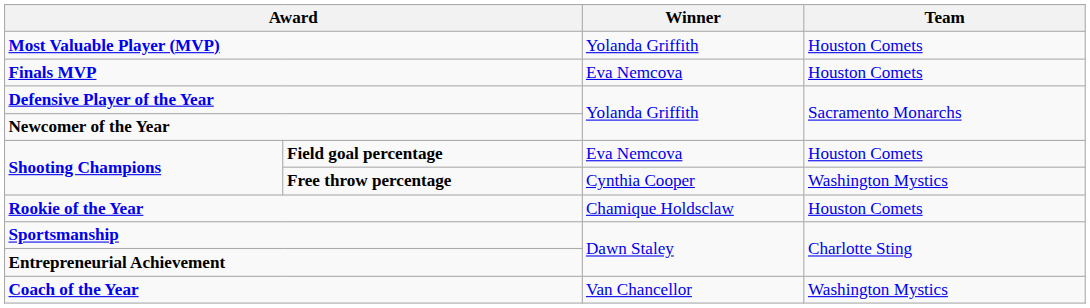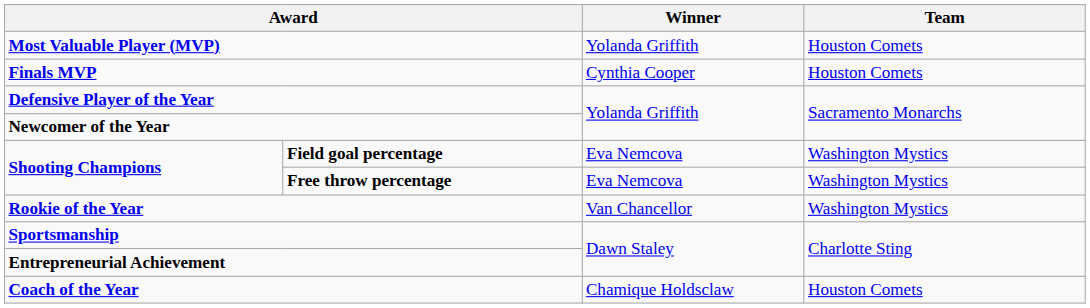(634, 72) Eva Nemcova -> (640, 72) Cynthia Cooper
(865, 153) Houston Comets -> (878, 153) Washington Mystics
(640, 180) Cynthia Cooper -> (634, 180) Eva Nemcova
(660, 208) Chamique Holdsclaw -> (639, 208) Van Chancellor
(865, 208) Houston Comets -> (878, 208) Washington Mystics
(639, 289) Van Chancellor -> (660, 289) Chamique Holdsclaw
(878, 289) Washington Mystics -> (865, 289) Houston Comets
